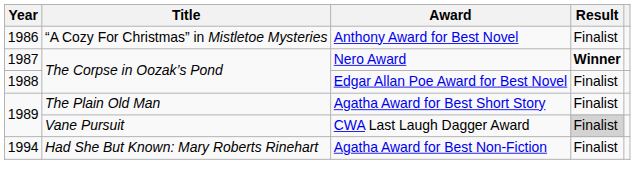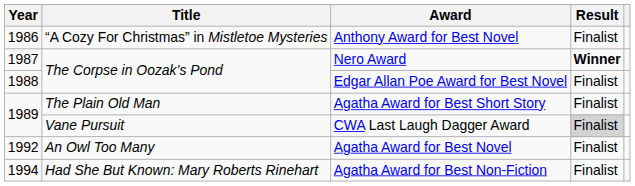+ row: (423, 147)
